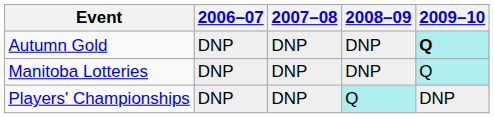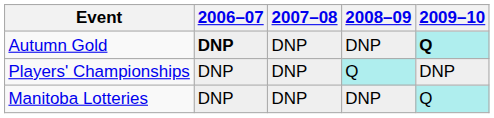(216, 44) normal -> (216, 44) bold
rows swapped: (78, 71) <-> (99, 98)
